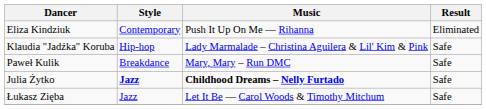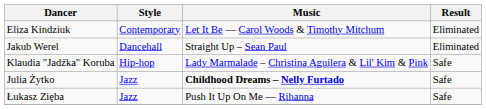(249, 29) Push It Up On Me — Rihanna -> (285, 29) Let It Be — Carol Woods & Timothy Mitchum
+ row: (33, 46)
- row: (33, 63)
(129, 79) bold -> (128, 79) normal
(285, 96) Let It Be — Carol Woods & Timothy Mitchum -> (249, 96) Push It Up On Me — Rihanna
